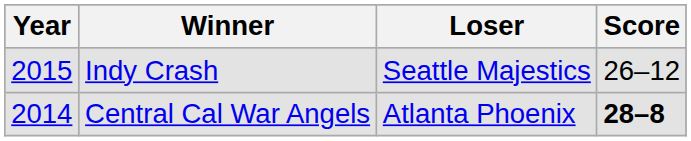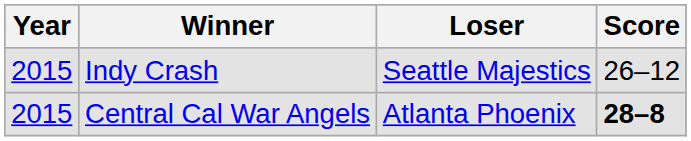(42, 113) 2014 -> (42, 113) 2015
